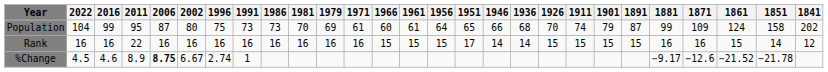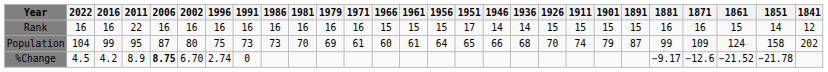rows swapped: (36, 28) <-> (36, 44)
(108, 59) 4.6 -> (108, 59) 4.2
(192, 59) 6.67 -> (192, 59) 6.70
(247, 59) 1 -> (247, 59) 0
